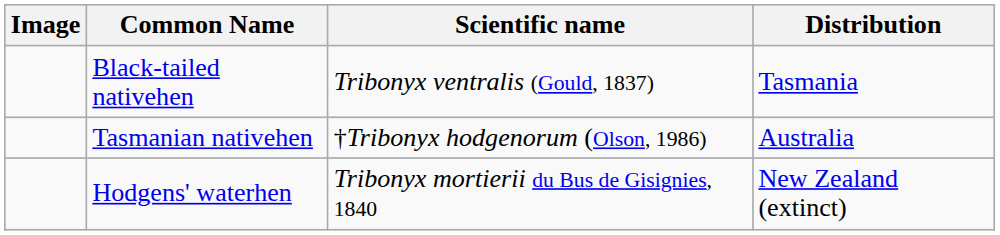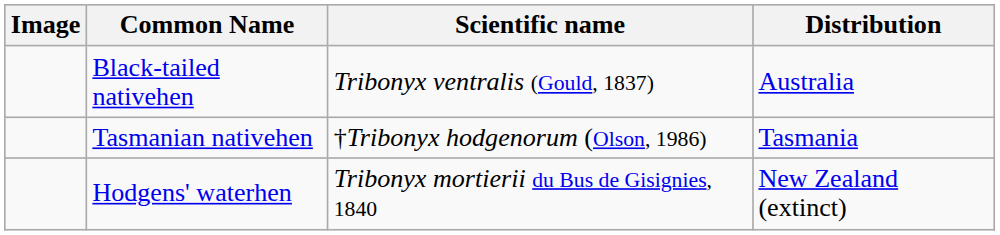(808, 81) Tasmania -> (806, 81) Australia
(806, 137) Australia -> (808, 137) Tasmania
